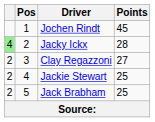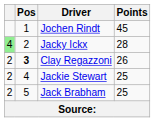(26, 61) normal -> (26, 61) bold
(122, 61) 27 -> (122, 61) 26
